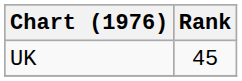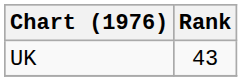(205, 59) 45 -> (205, 59) 43
